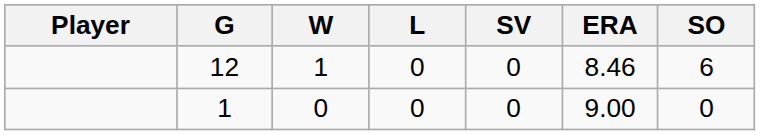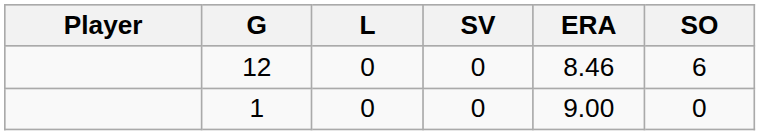- column: (321, 25)
